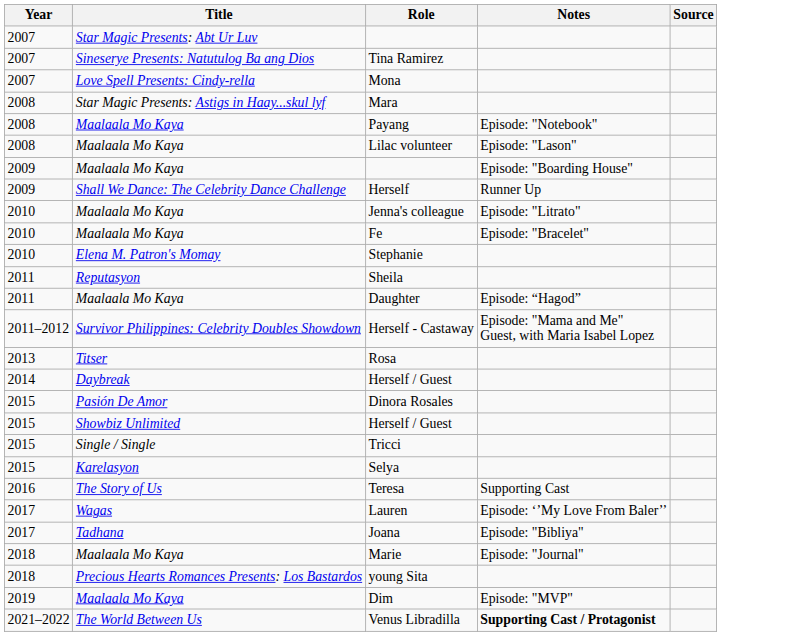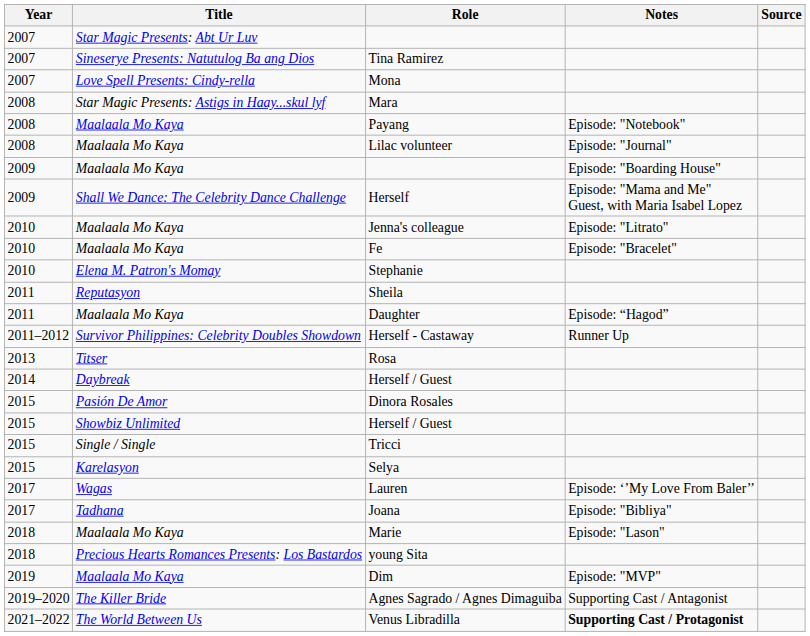(529, 146) Episode: "Lason" -> (620, 146) Episode: "Journal"
(511, 189) Runner Up -> (655, 197) Episode: "Mama and Me" Guest, with Maria Isabel Lopez
(567, 328) Episode: "Mama and Me" Guest, with Maria Isabel Lopez -> (599, 336) Runner Up
- row: (119, 489)
(532, 554) Episode: "Journal" -> (616, 532) Episode: "Lason"
+ row: (121, 598)
